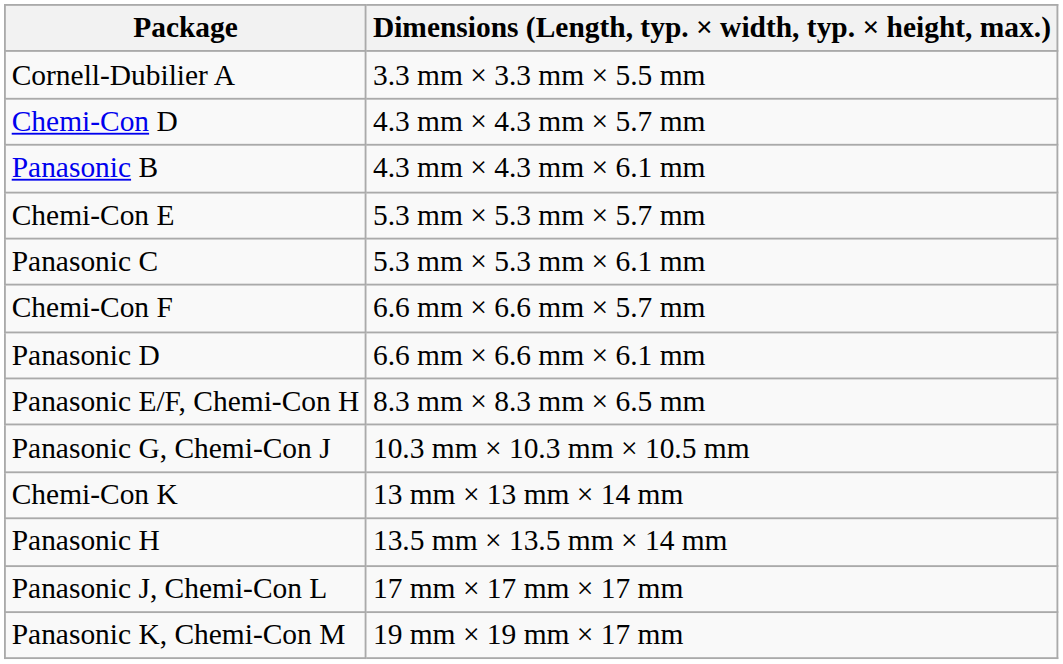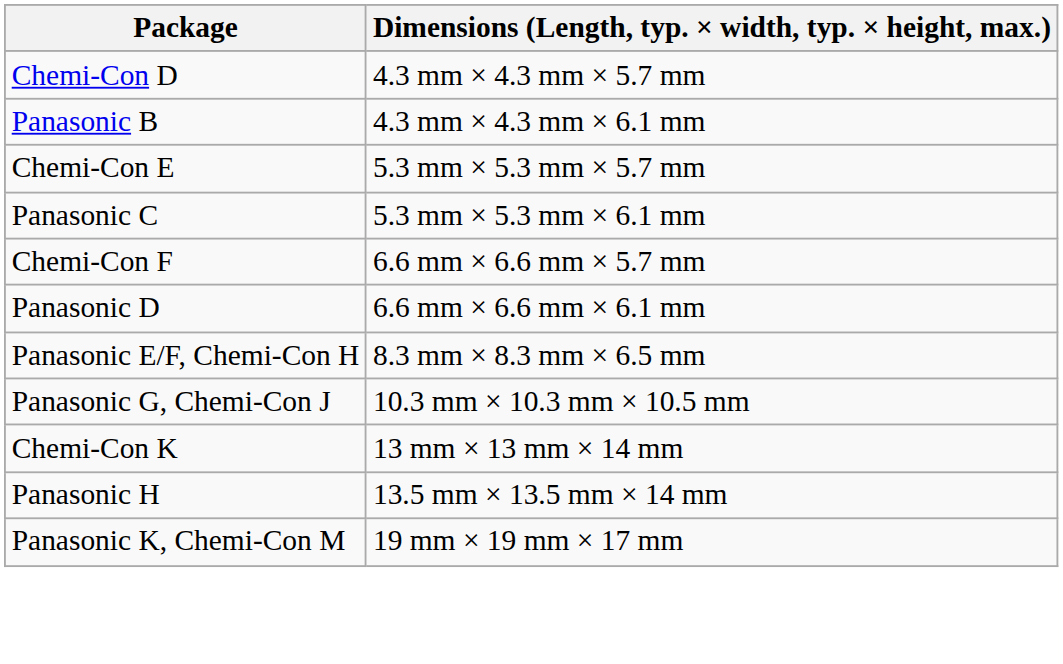- row: (123, 74)
- row: (170, 588)
